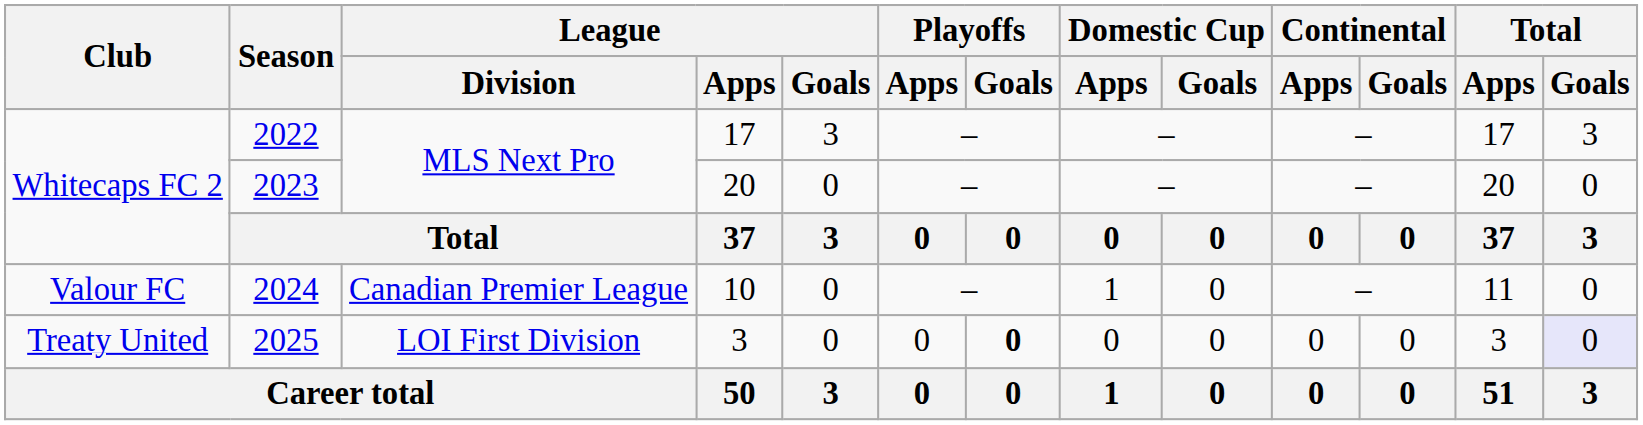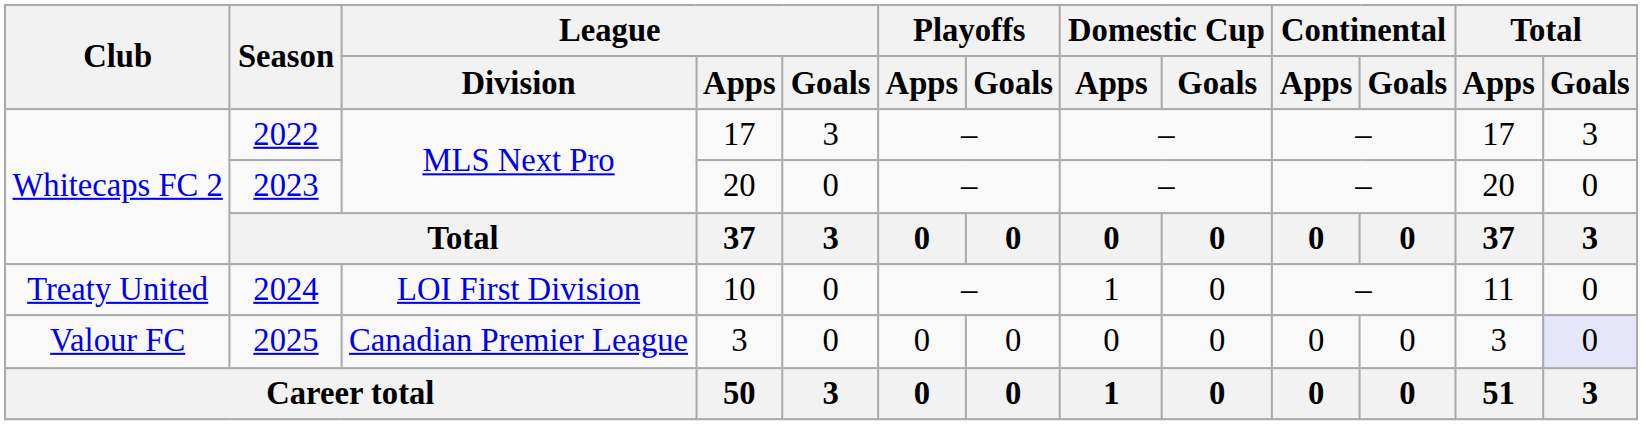(118, 289) Valour FC -> (118, 289) Treaty United
(519, 289) Canadian Premier League -> (519, 289) LOI First Division
(118, 340) Treaty United -> (118, 340) Valour FC
(519, 340) LOI First Division -> (519, 340) Canadian Premier League
(1013, 340) bold -> (1013, 340) normal
